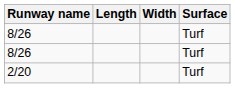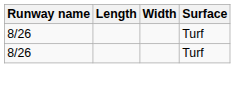- row: (19, 72)
